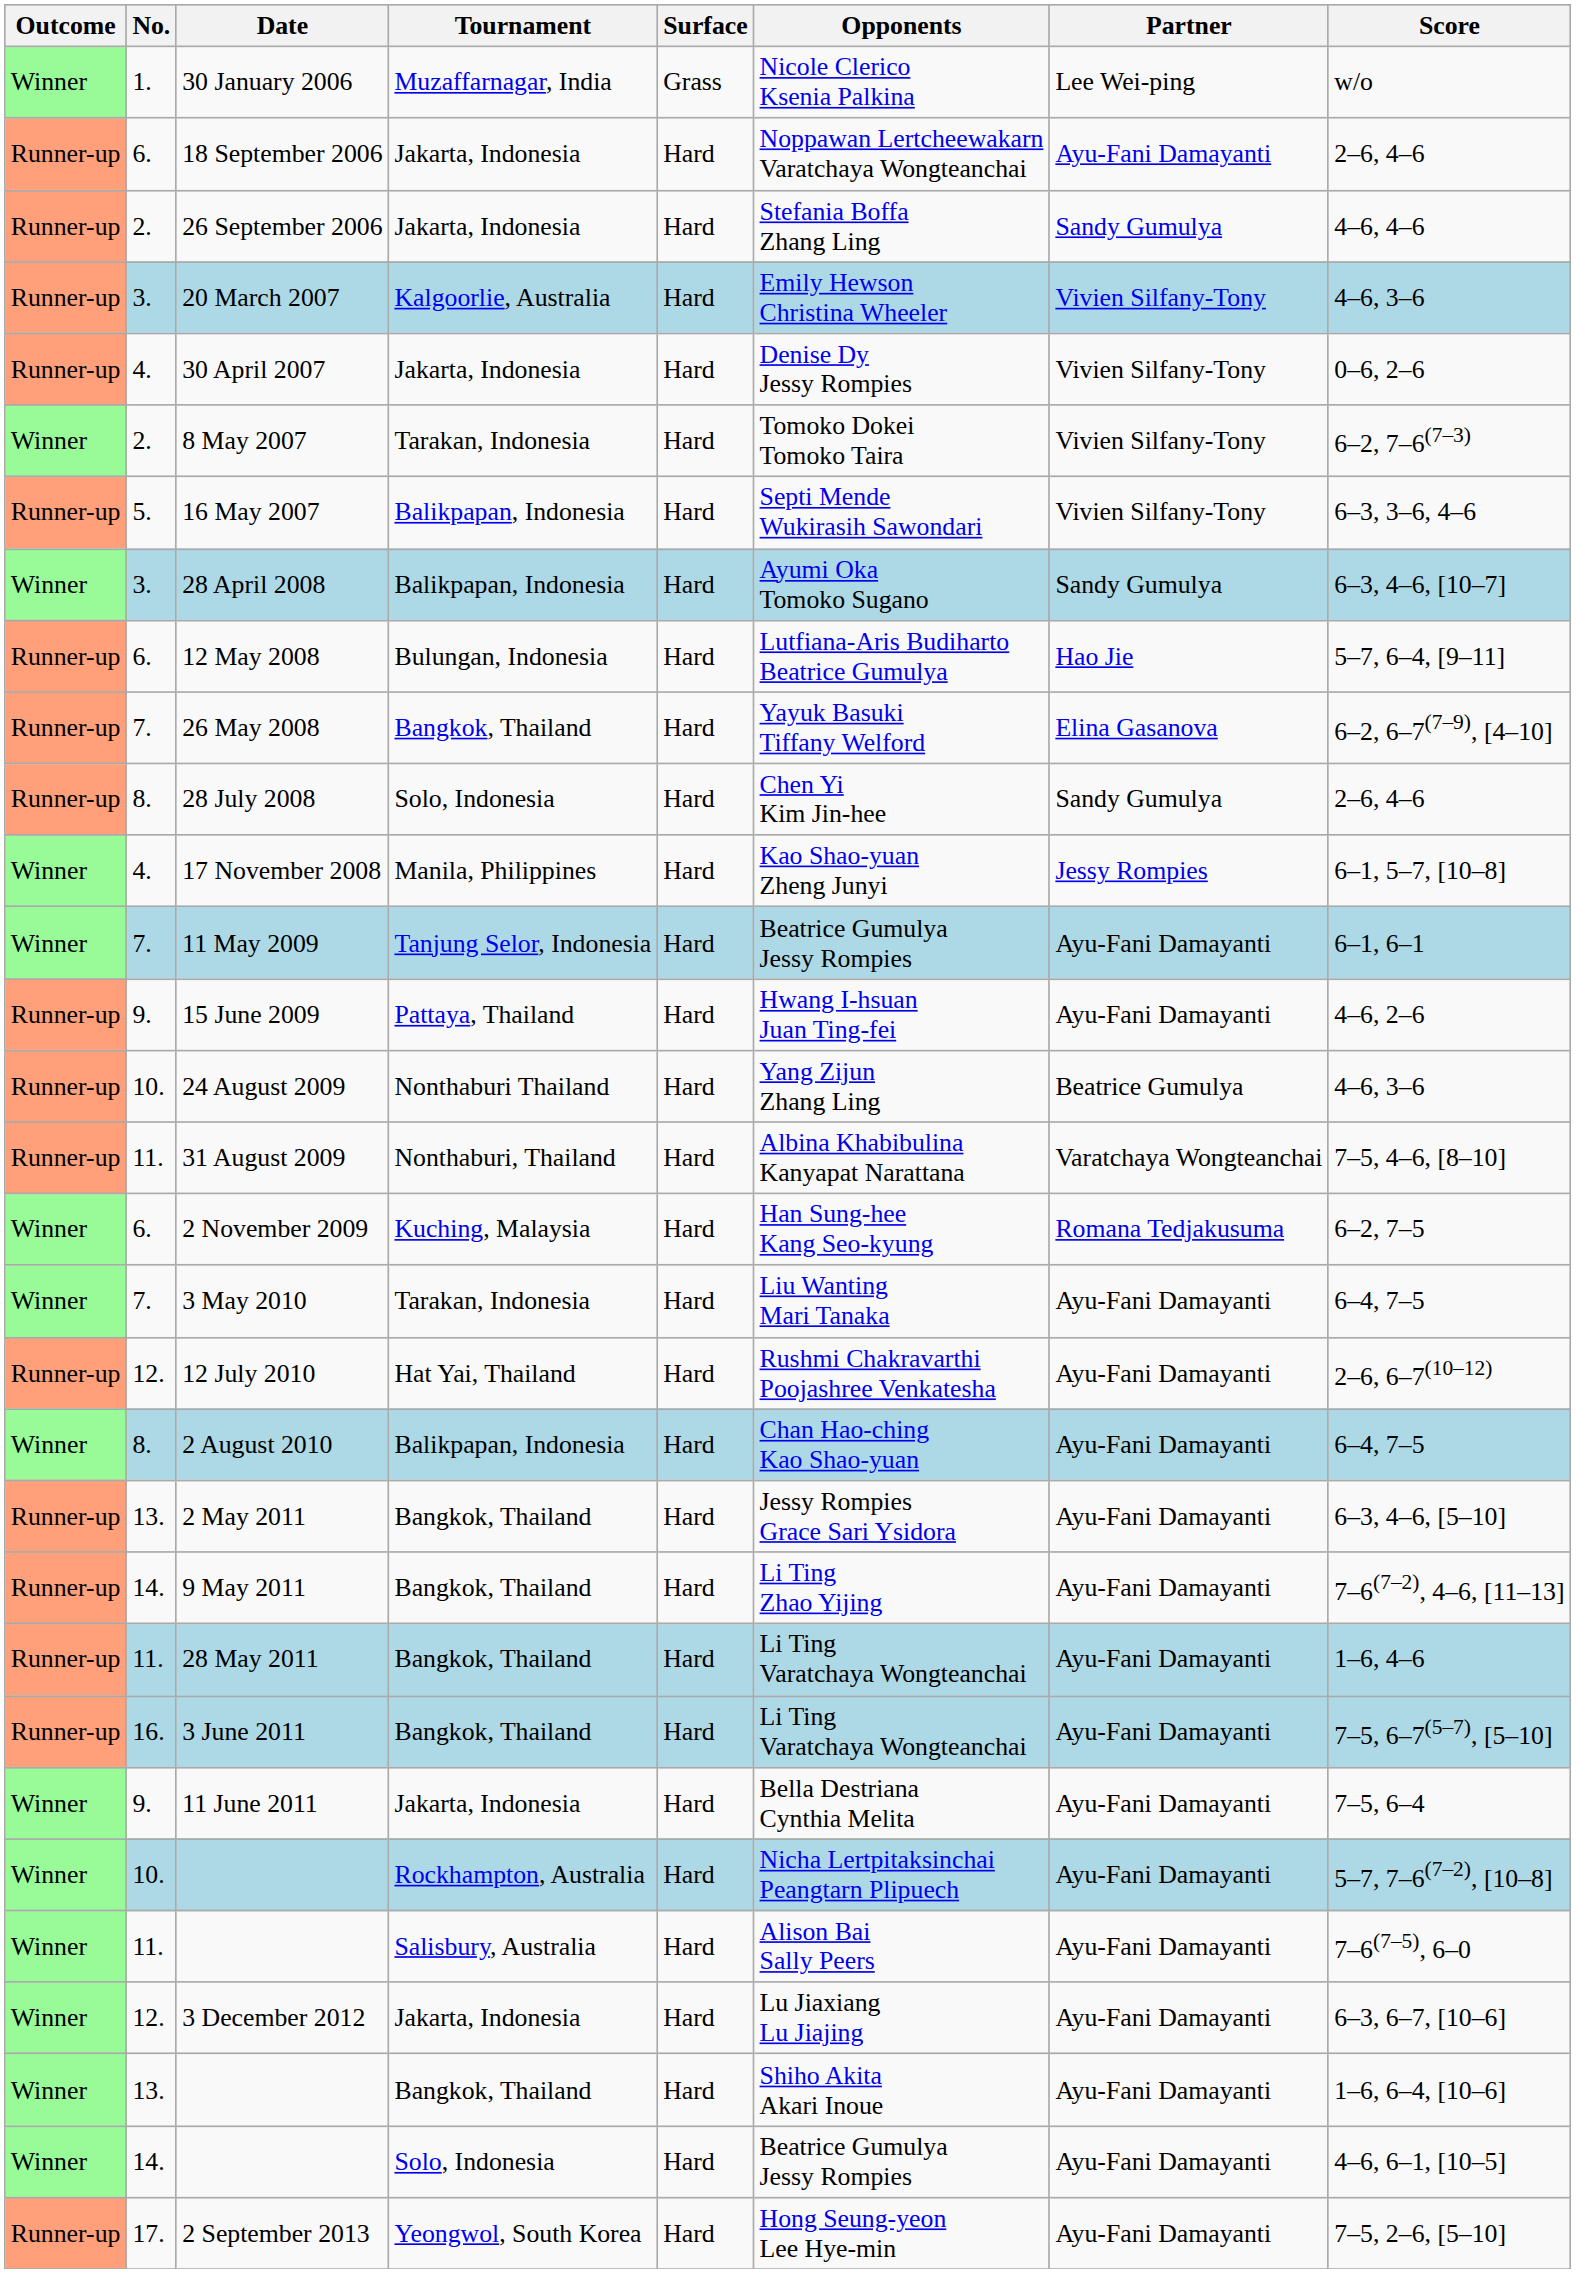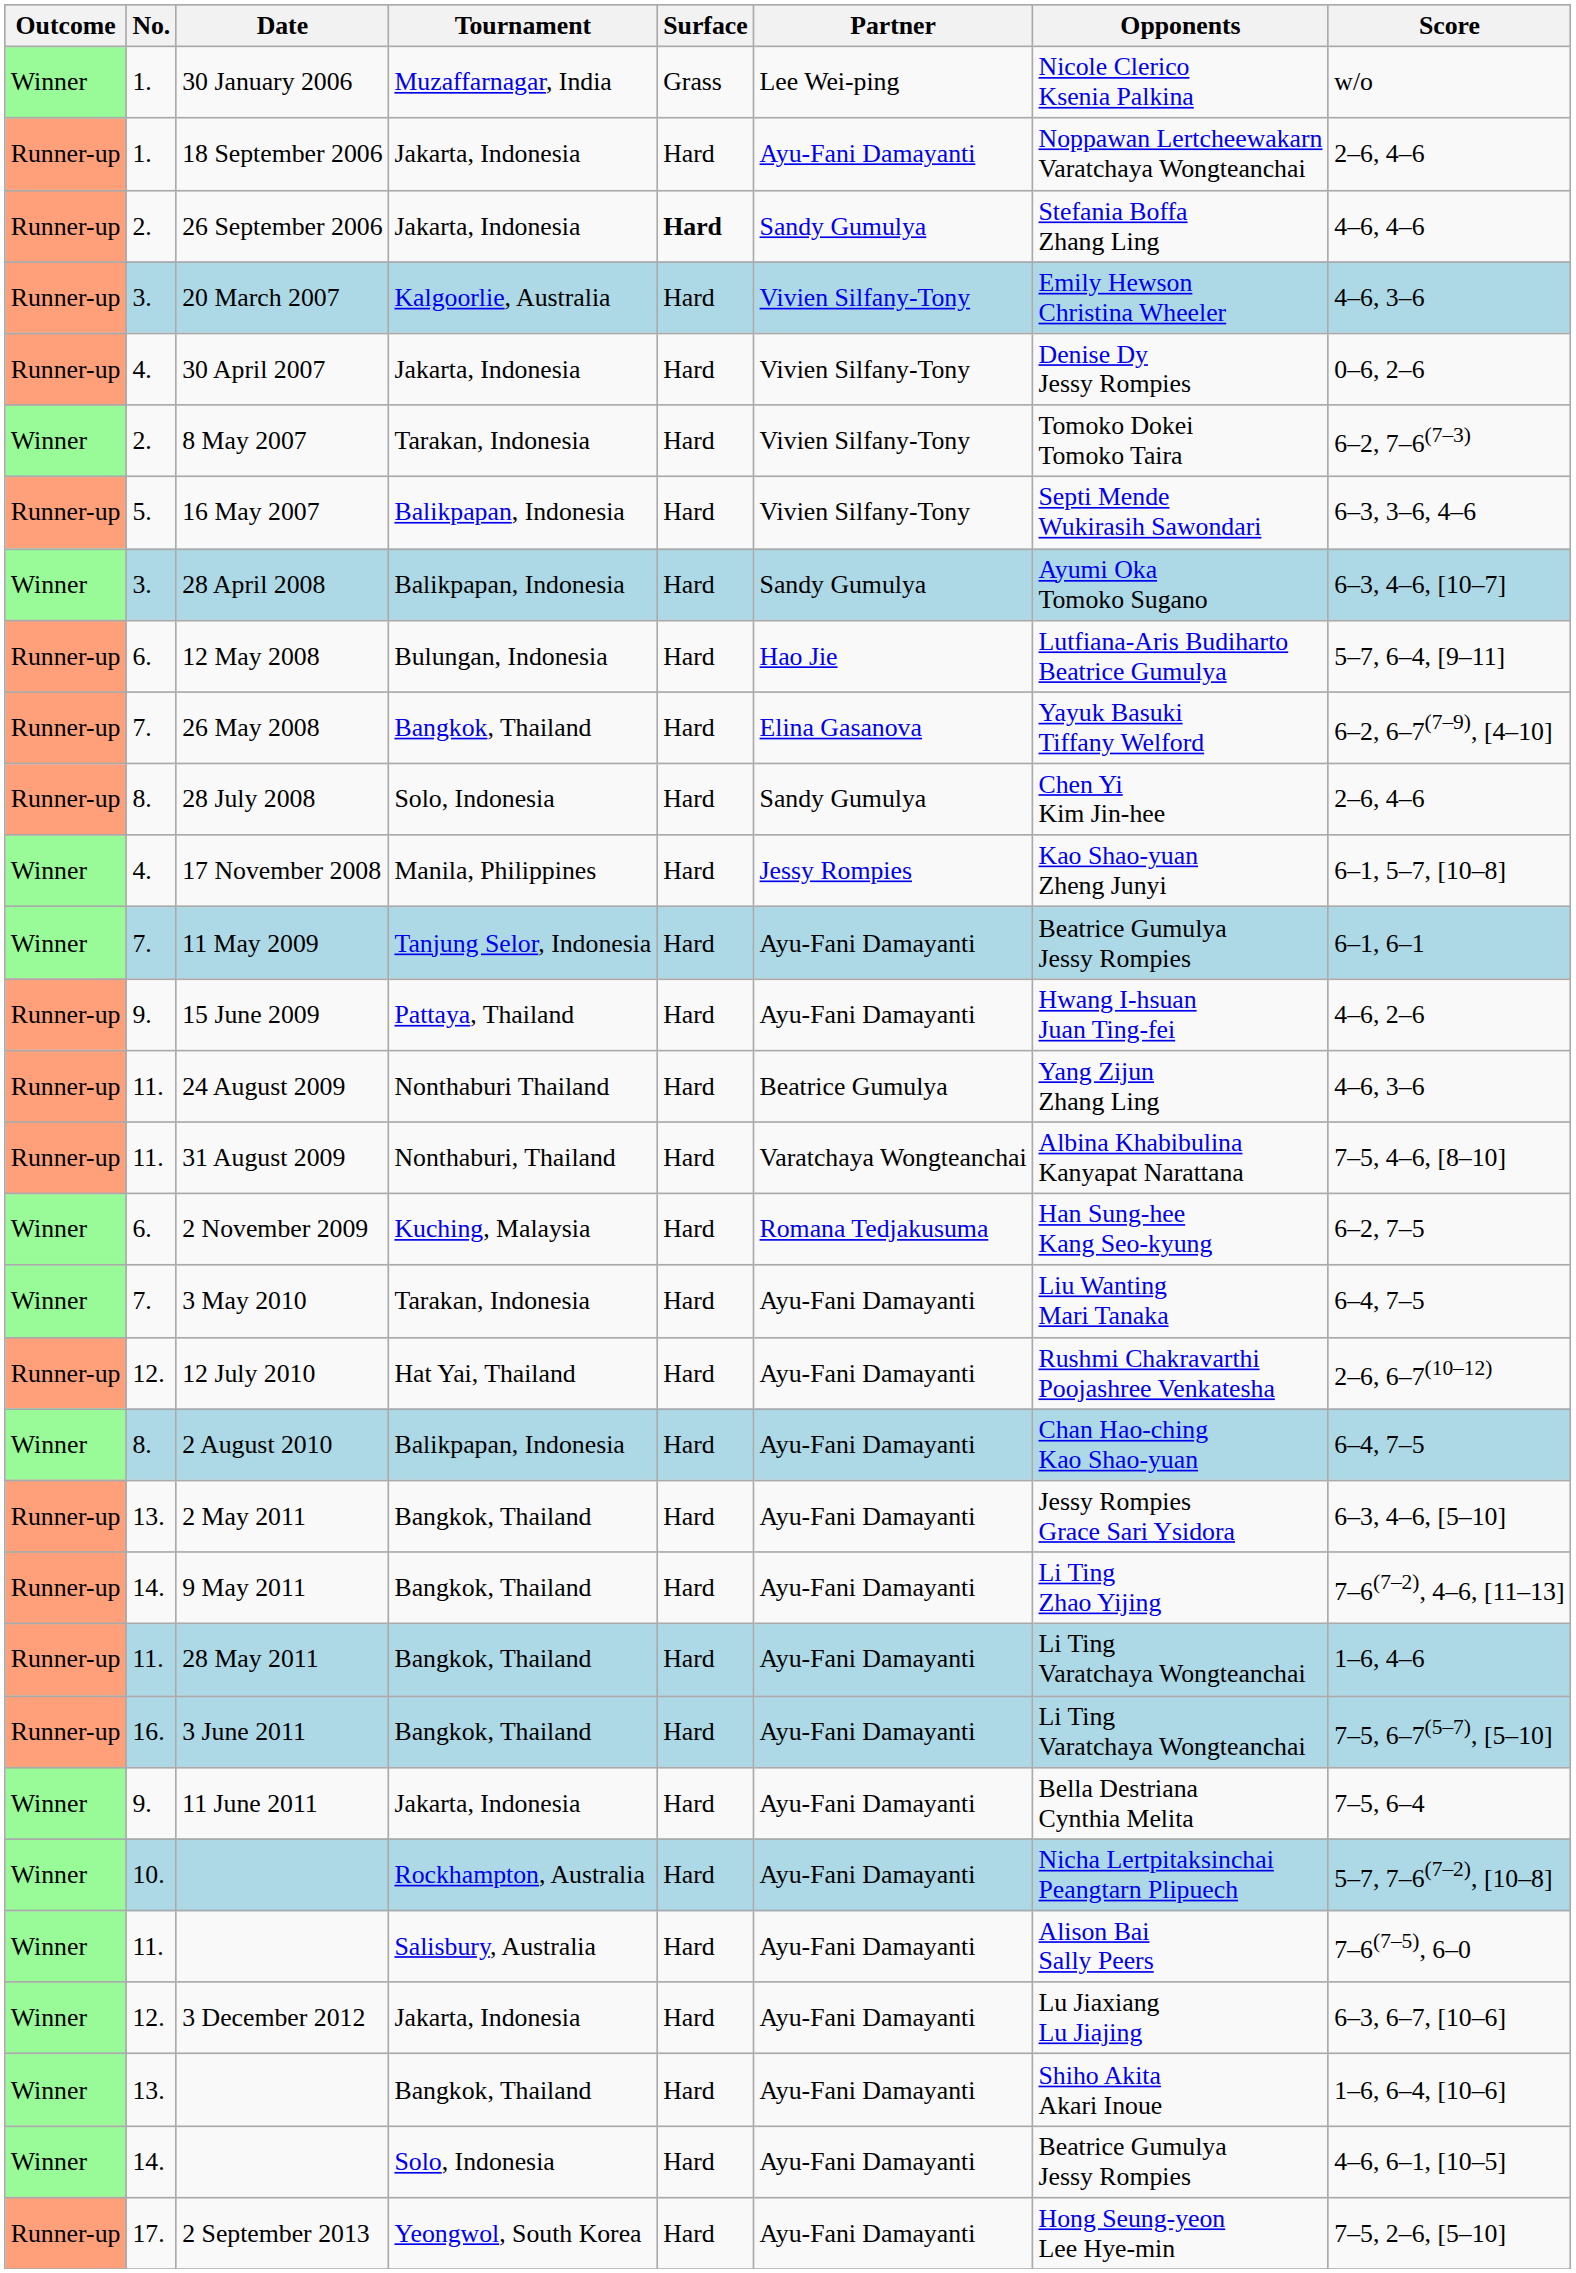columns swapped: (1189, 24) <-> (901, 24)
(142, 153) 6. -> (142, 153) 1.
(689, 225) normal -> (693, 225) bold
(148, 1085) 10. -> (148, 1085) 11.
